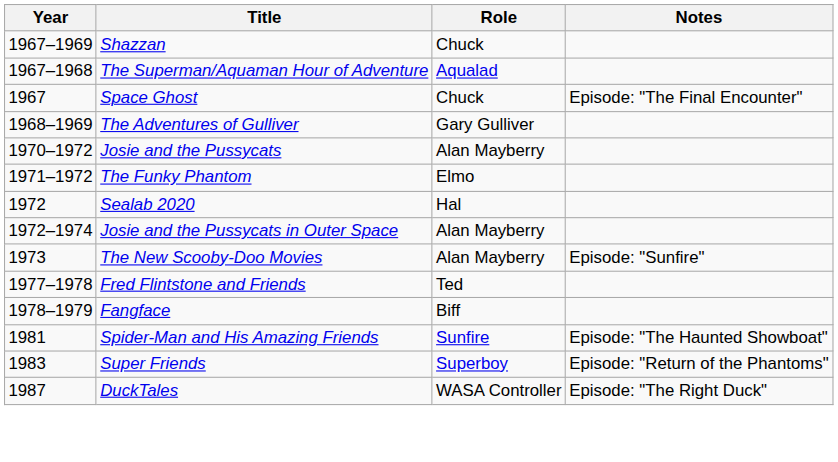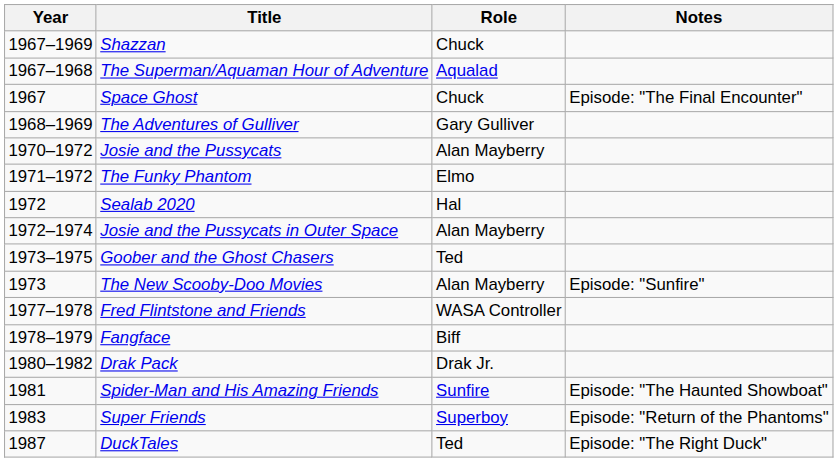+ row: (217, 257)
(450, 284) Ted -> (499, 310) WASA Controller
+ row: (139, 364)
(499, 390) WASA Controller -> (450, 444) Ted
